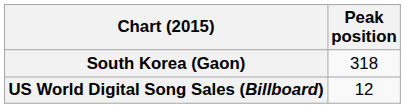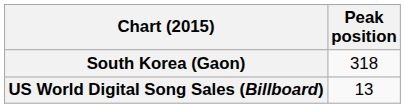(364, 90) 12 -> (364, 90) 13
